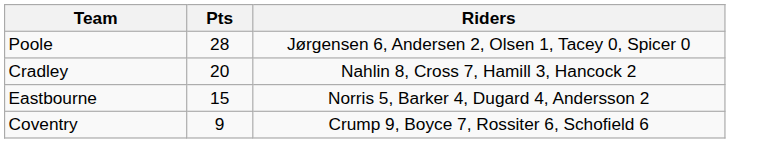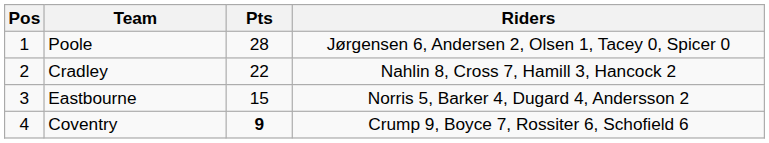+ column: (24, 18)
(220, 71) 20 -> (259, 71) 22
(220, 124) normal -> (259, 124) bold
